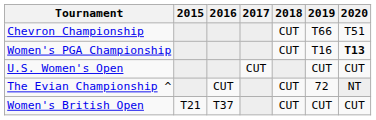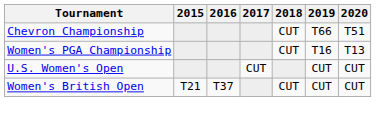(355, 51) bold -> (355, 51) normal
- row: (89, 87)
